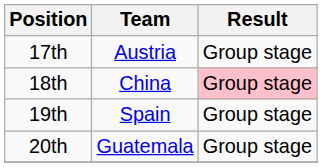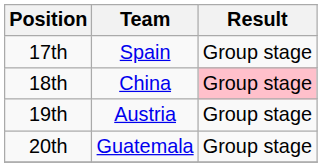(145, 51) Austria -> (145, 51) Spain
(145, 114) Spain -> (145, 114) Austria
